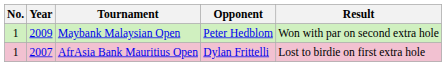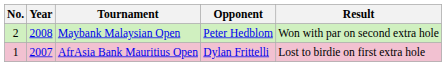(16, 33) 1 -> (16, 33) 2
(41, 33) 2009 -> (41, 33) 2008
